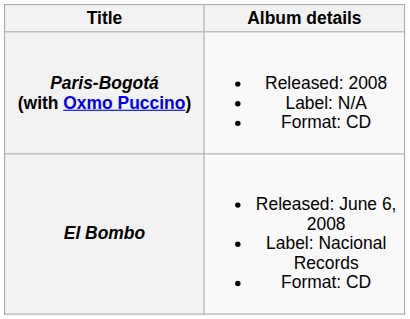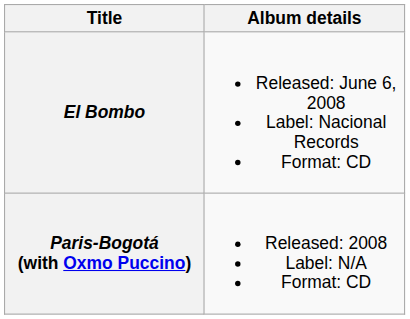rows swapped: (104, 233) <-> (104, 92)
